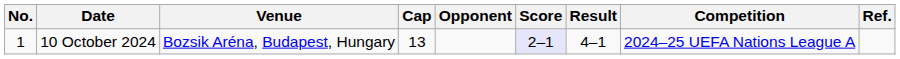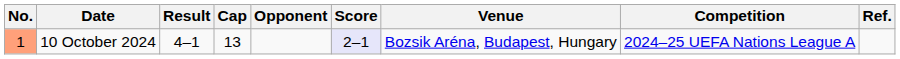columns swapped: (279, 16) <-> (593, 16)
(21, 41) no background -> (21, 41) lightsalmon background
